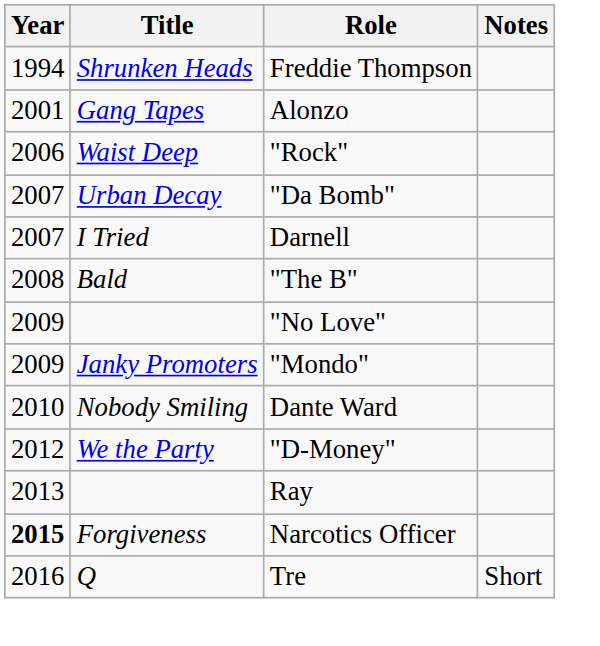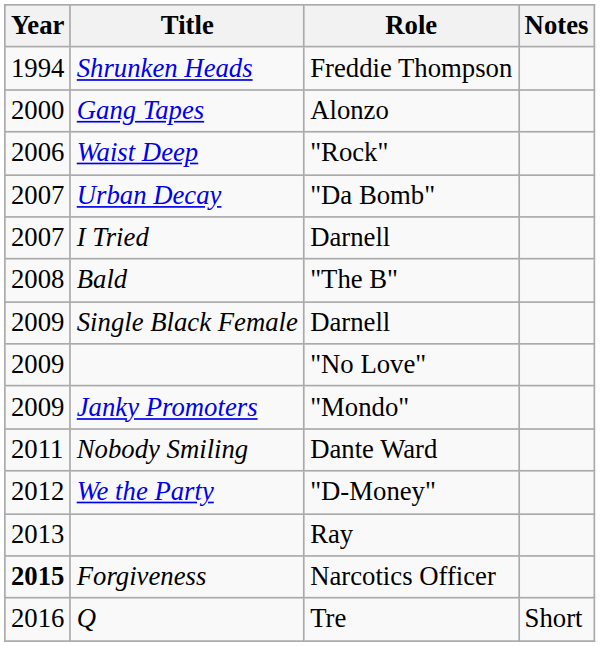(38, 110) 2001 -> (38, 110) 2000
+ row: (187, 322)
(38, 407) 2010 -> (37, 449) 2011
